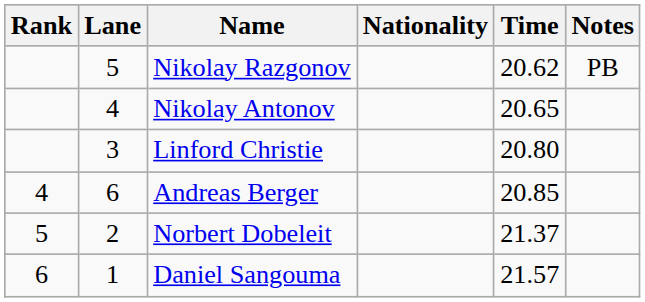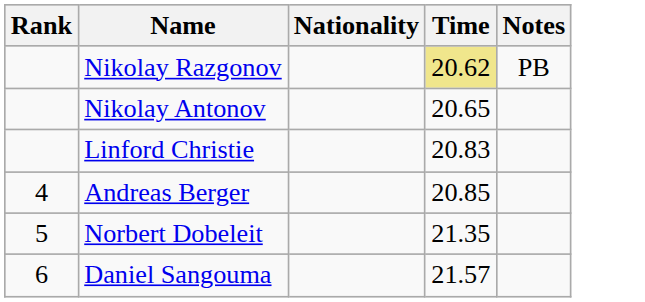- column: (113, 25)
(530, 66) no background -> (461, 66) khaki background
(530, 150) 20.80 -> (461, 150) 20.83
(530, 233) 21.37 -> (461, 233) 21.35
